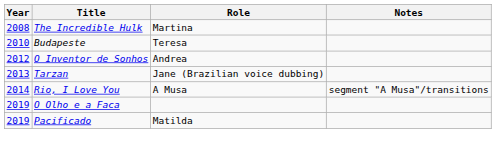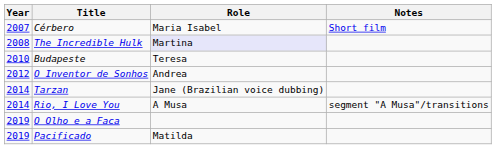+ row: (54, 28)
(173, 28) no background -> (173, 43) lavender background
(18, 74) 2013 -> (18, 89) 2014
